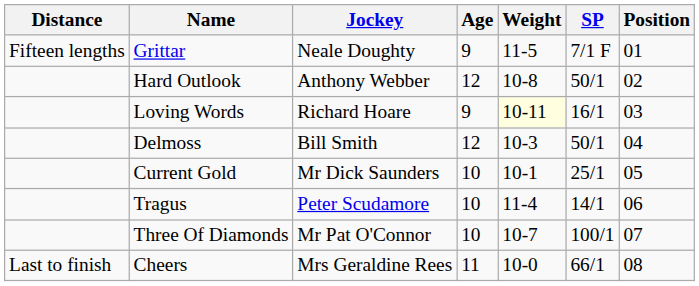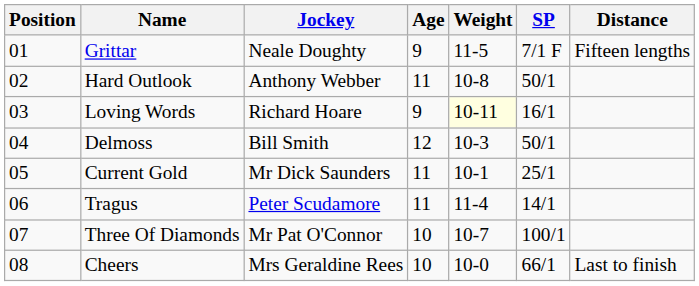columns swapped: (657, 19) <-> (67, 19)
(471, 81) 12 -> (422, 81) 11
(471, 173) 10 -> (422, 173) 11
(471, 204) 10 -> (422, 204) 11
(470, 265) 11 -> (422, 265) 10
